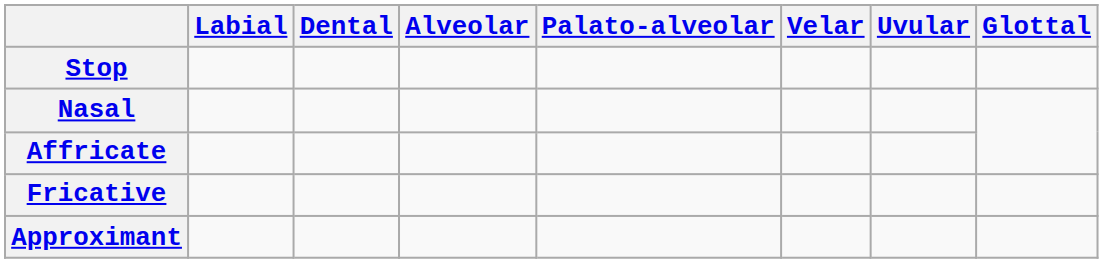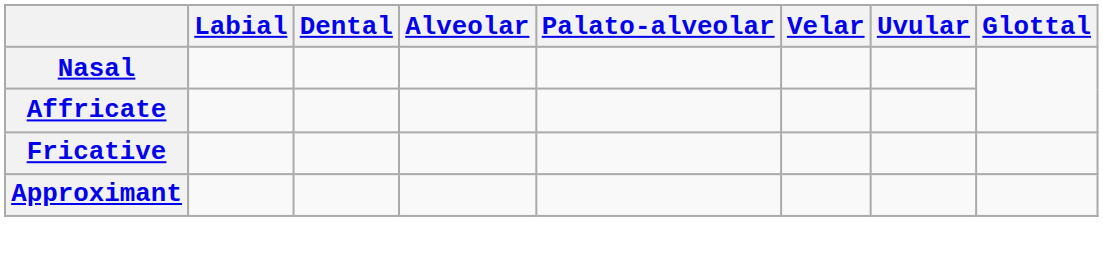- row: (97, 68)
